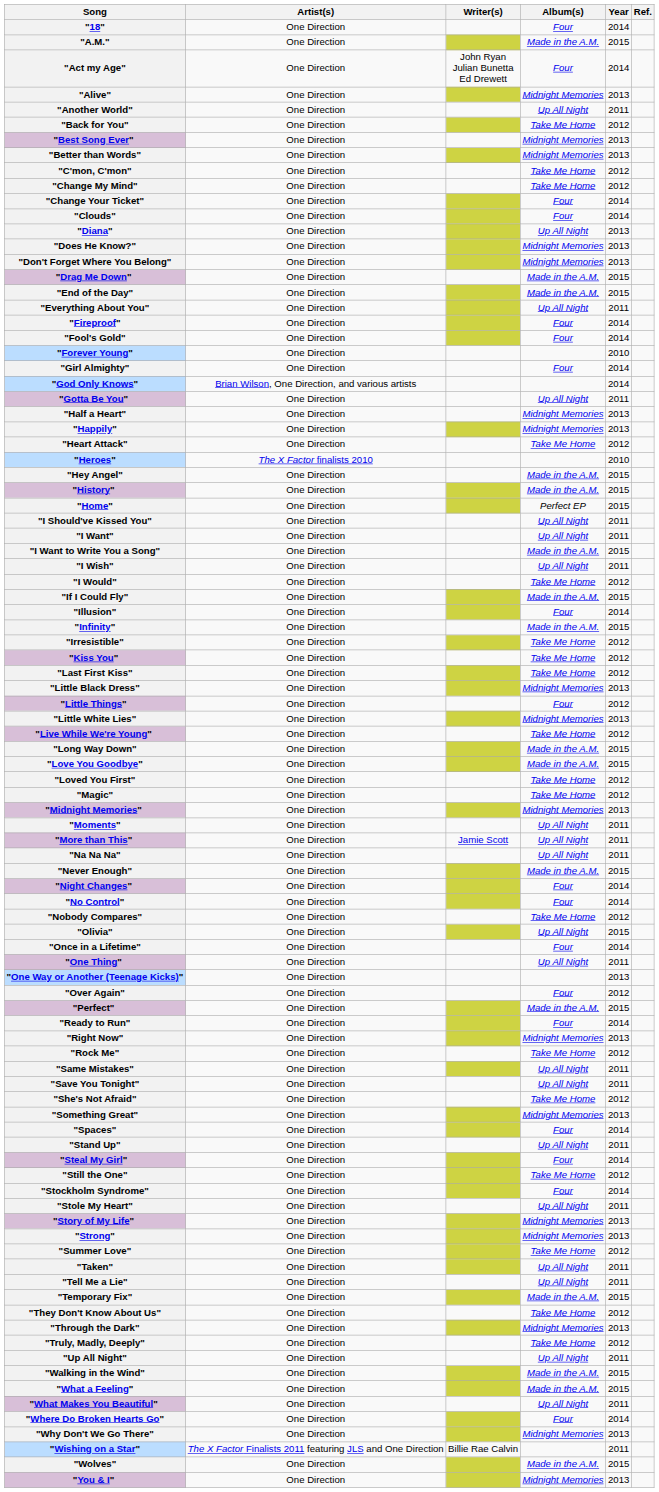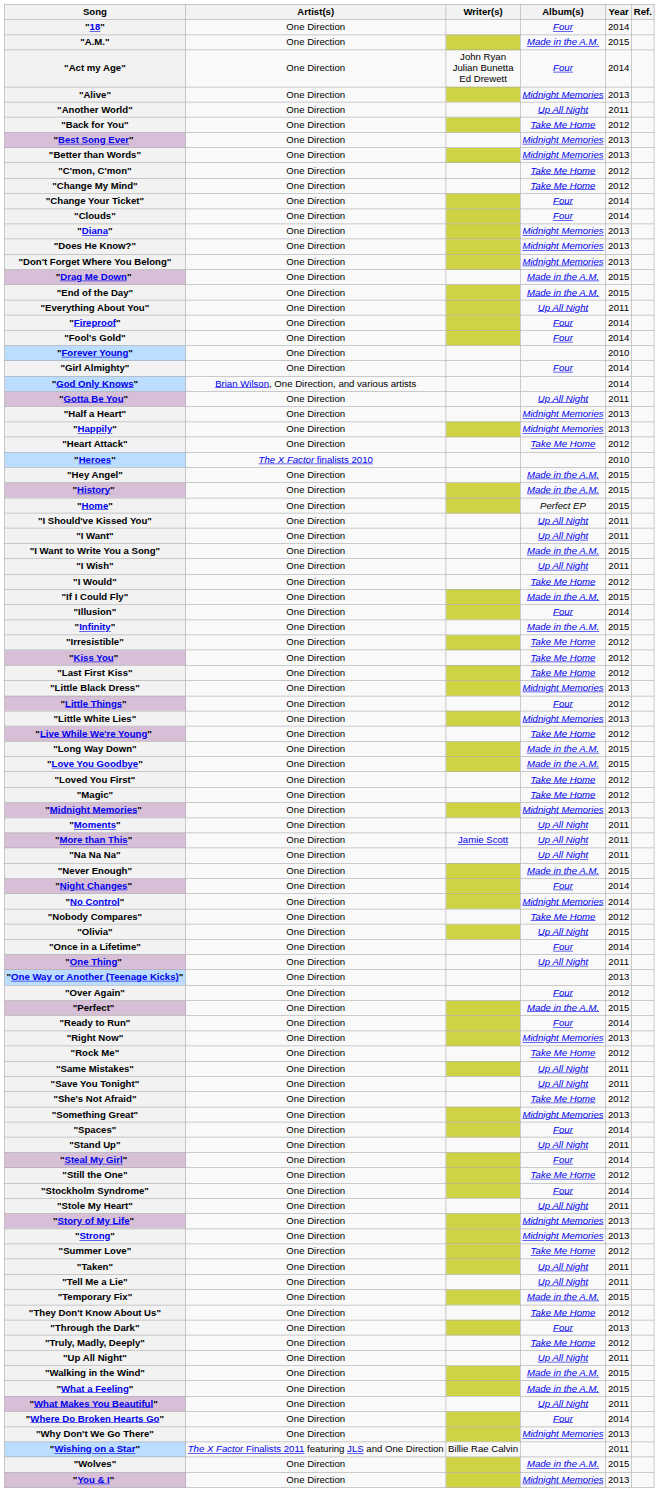(563, 231) Up All Night -> (563, 231) Midnight Memories
(563, 901) Four -> (563, 901) Midnight Memories
(563, 1327) Midnight Memories -> (563, 1327) Four
